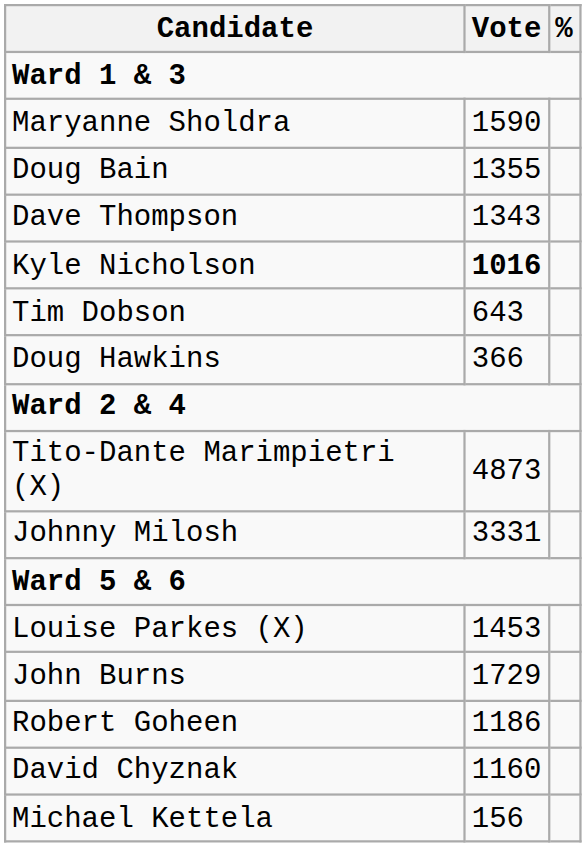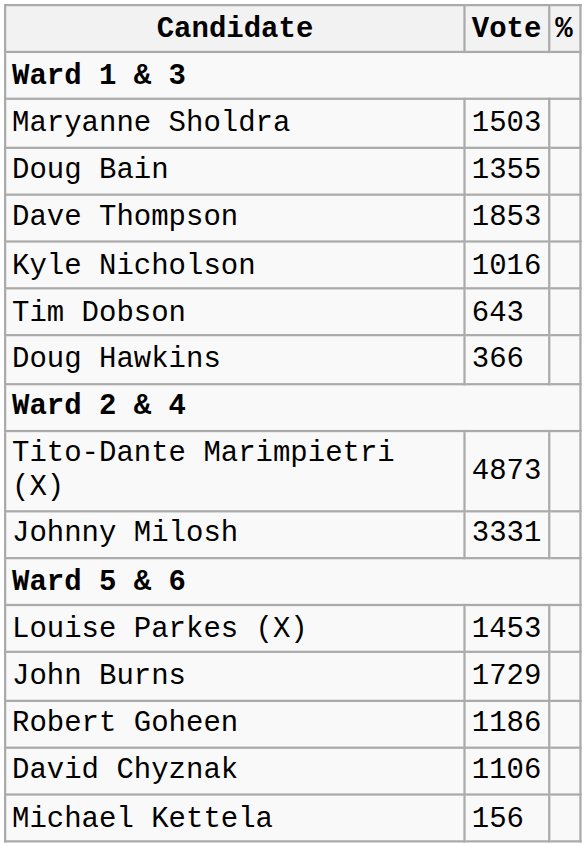(507, 123) 1590 -> (507, 123) 1503
(507, 218) 1343 -> (507, 218) 1853
(507, 265) bold -> (507, 265) normal
(507, 771) 1160 -> (507, 771) 1106
